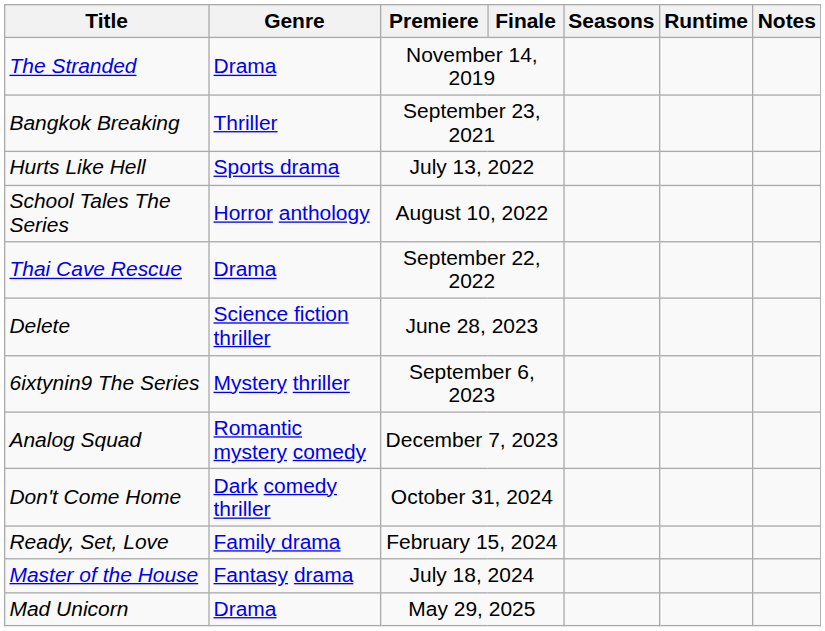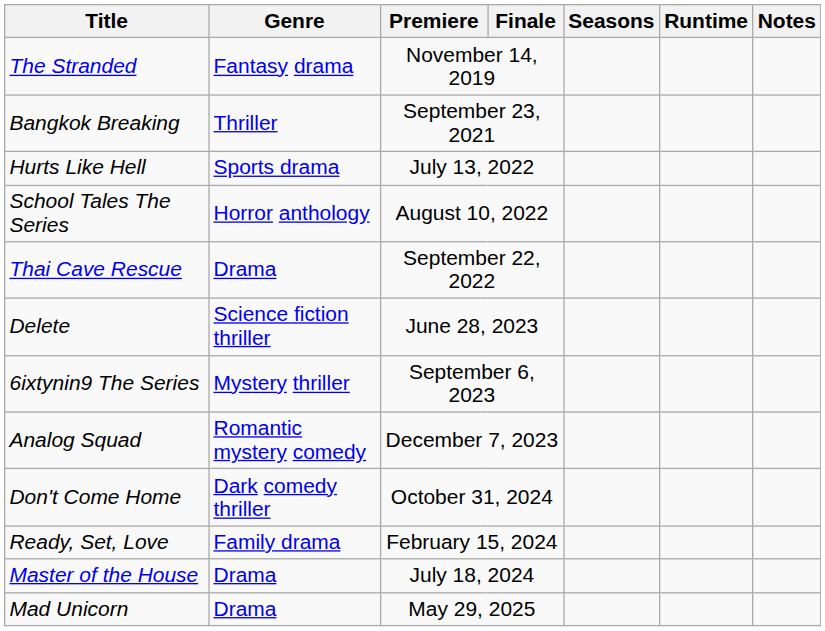(245, 66) Drama -> (283, 66) Fantasy drama
(283, 575) Fantasy drama -> (245, 575) Drama
